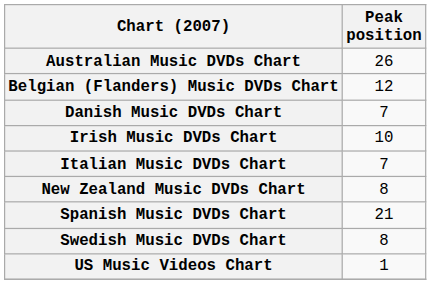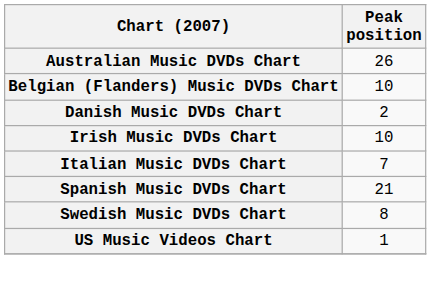(384, 87) 12 -> (384, 87) 10
(384, 112) 7 -> (384, 112) 2
- row: (174, 189)
